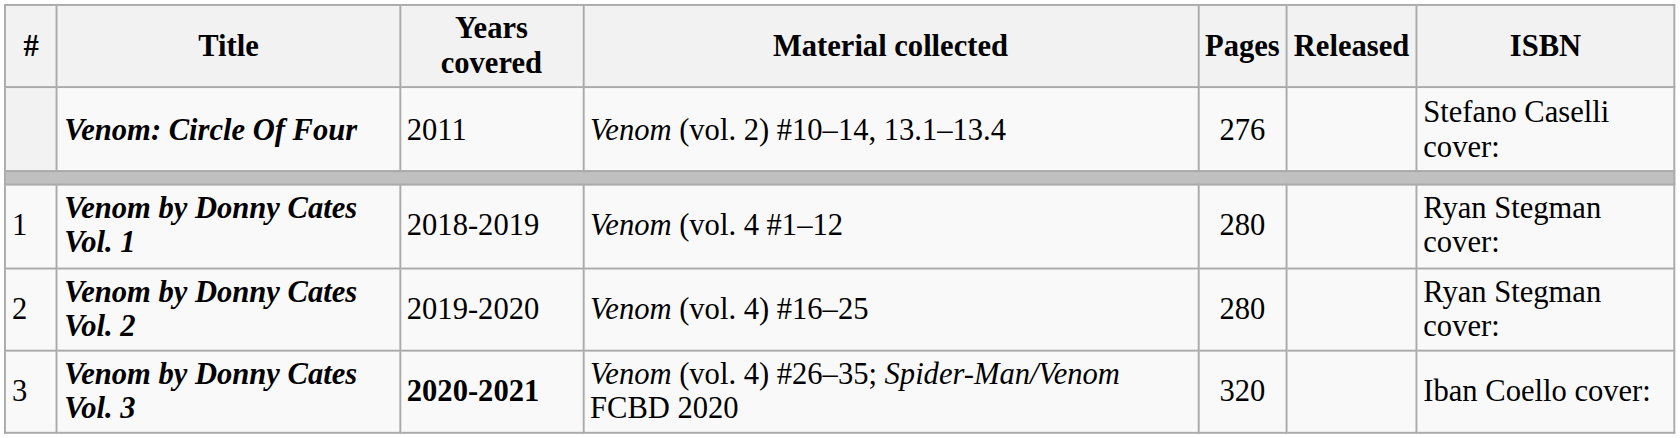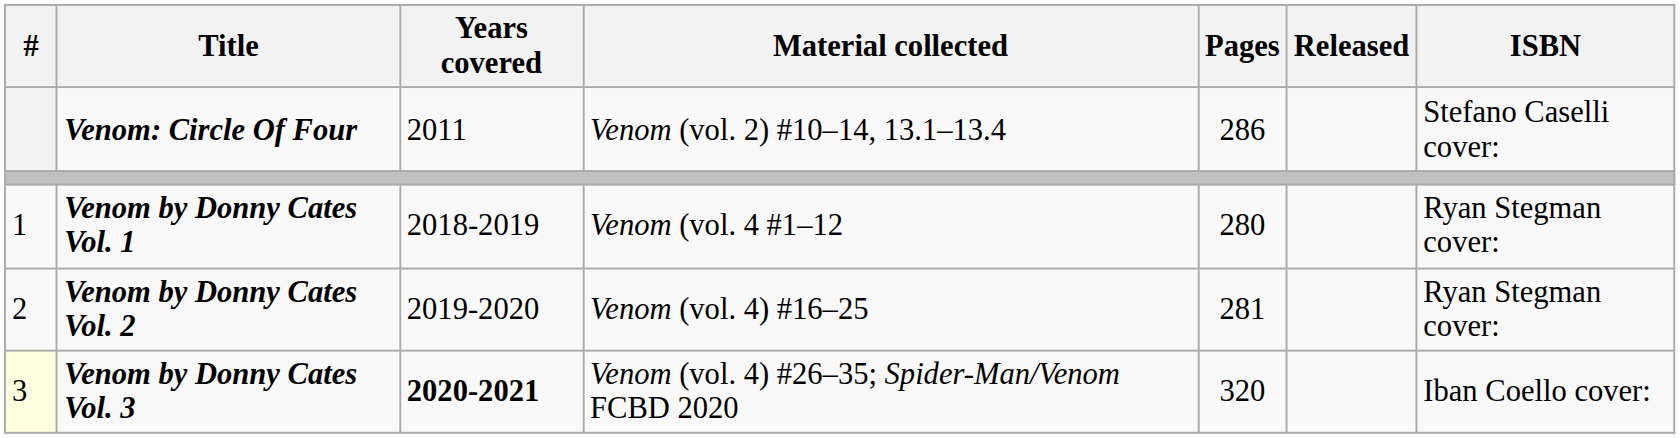(1242, 128) 276 -> (1242, 128) 286
(1242, 308) 280 -> (1242, 308) 281
(20, 391) no background -> (20, 391) lightyellow background
